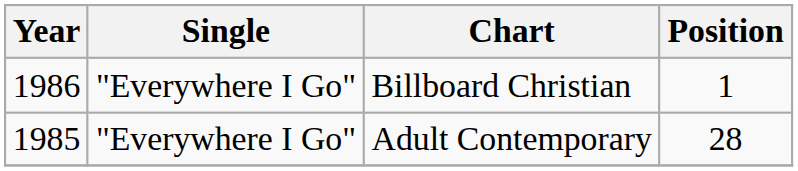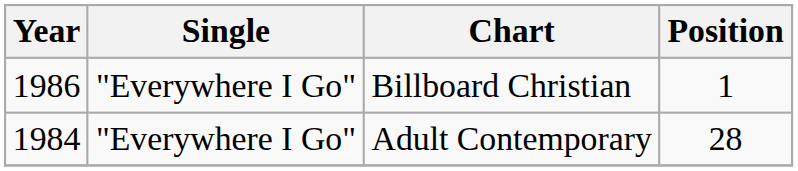(47, 138) 1985 -> (47, 138) 1984
